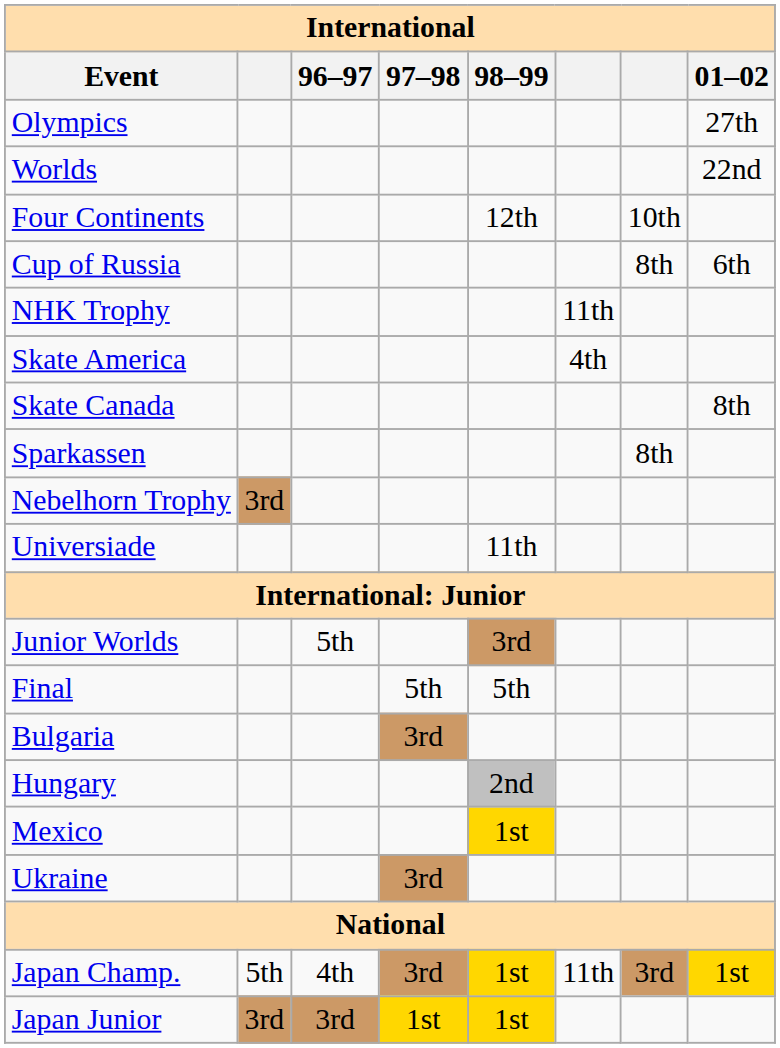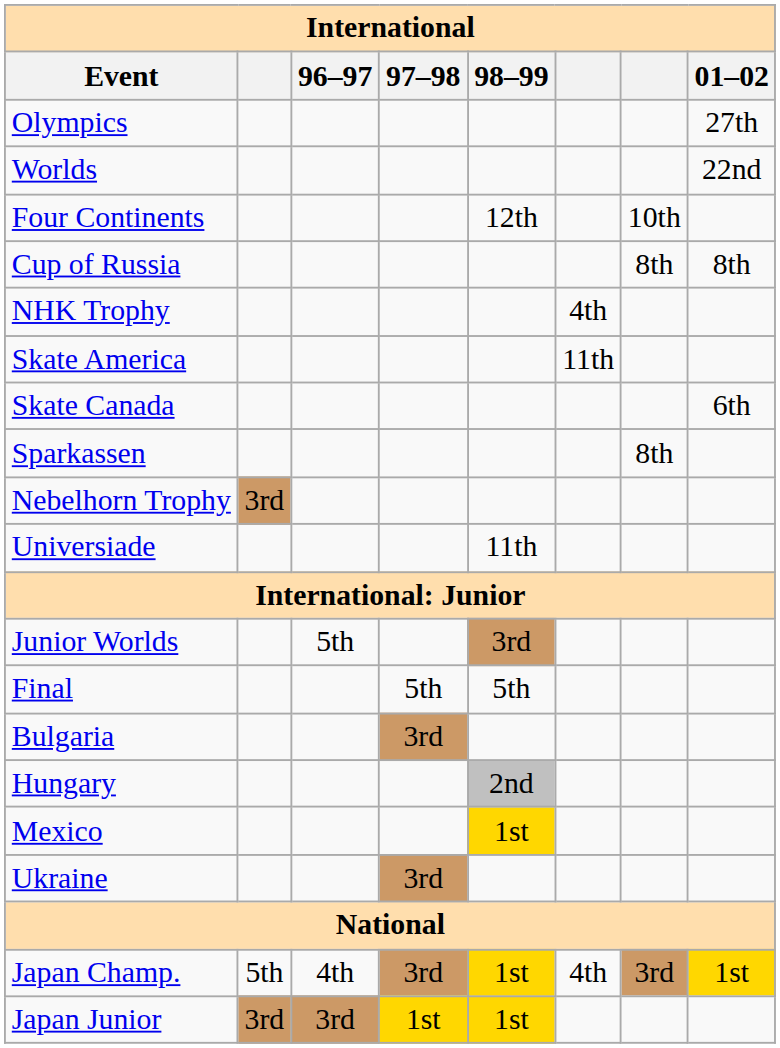(732, 264) 6th -> (732, 264) 8th
(588, 311) 11th -> (588, 311) 4th
(588, 358) 4th -> (588, 358) 11th
(732, 405) 8th -> (732, 405) 6th
(588, 972) 11th -> (588, 972) 4th
